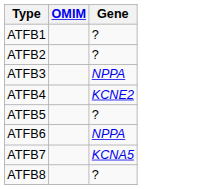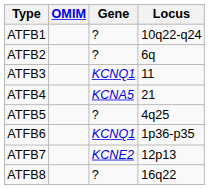+ column: (171, 14)
(109, 74) NPPA -> (114, 74) KCNQ1
(113, 94) KCNE2 -> (113, 94) KCNA5
(109, 134) NPPA -> (114, 134) KCNQ1
(113, 154) KCNA5 -> (113, 154) KCNE2
